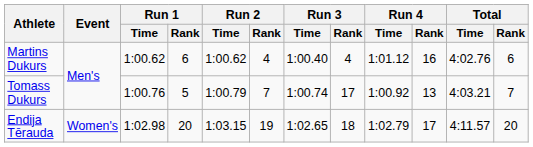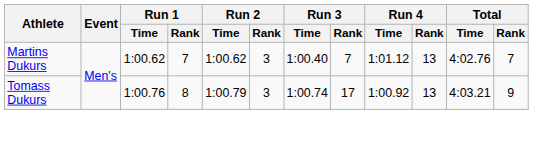(185, 60) 6 -> (185, 60) 7
(267, 60) 4 -> (267, 60) 3
(348, 60) 4 -> (348, 60) 7
(429, 60) 16 -> (429, 60) 13
(511, 60) 6 -> (511, 60) 7
(185, 93) 5 -> (185, 93) 8
(267, 93) 7 -> (267, 93) 3
(511, 93) 7 -> (511, 93) 9
- row: (30, 126)
